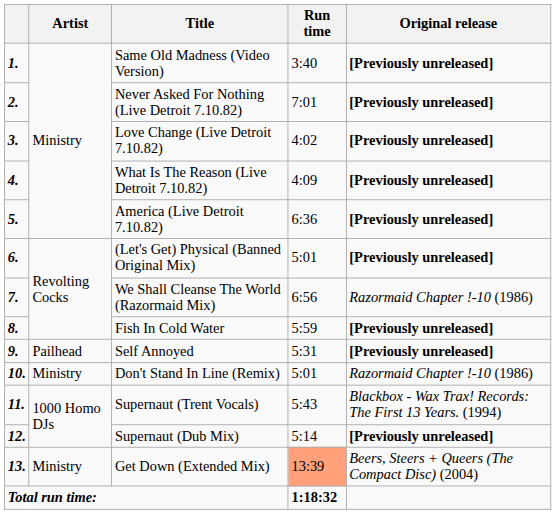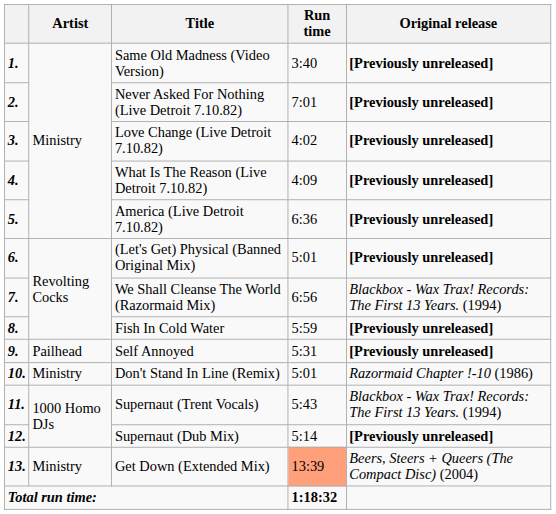(441, 297) Razormaid Chapter !-10 (1986) -> (439, 297) Blackbox - Wax Trax! Records: The First 13 Years. (1994)
